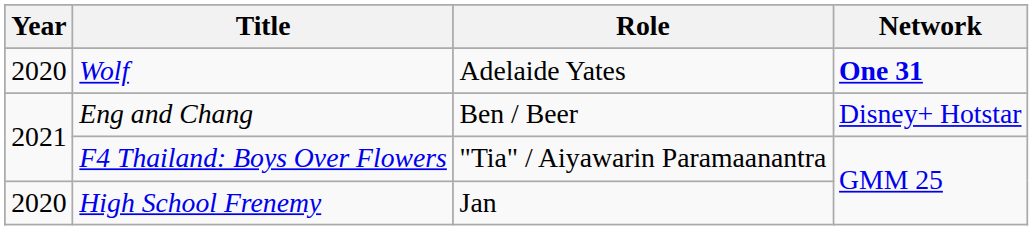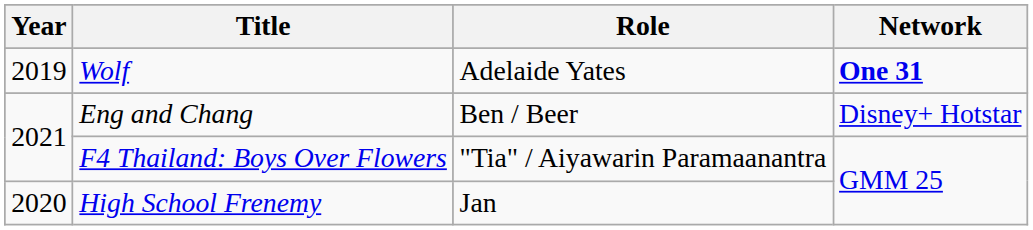(39, 70) 2020 -> (39, 70) 2019
